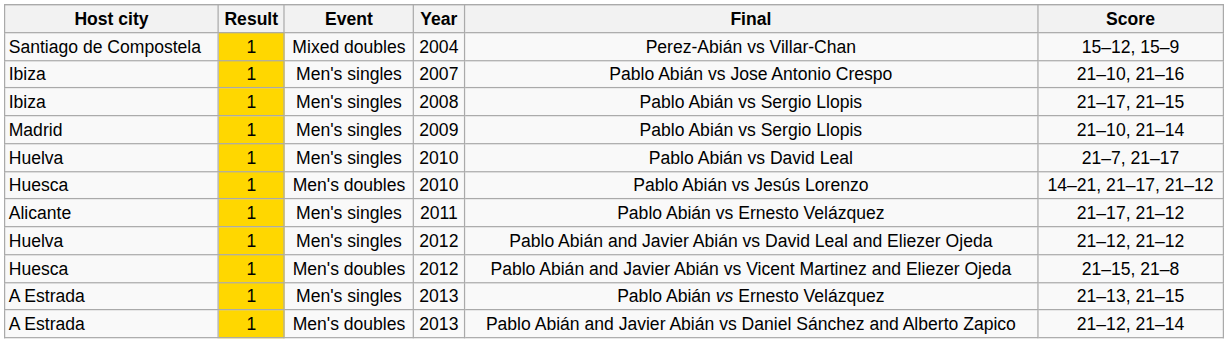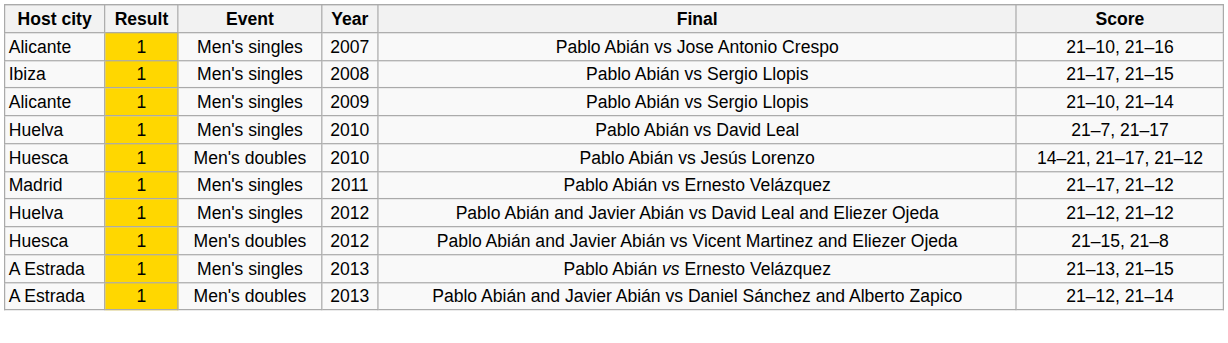- row: (349, 47)
(27, 74) Ibiza -> (40, 47) Alicante
(36, 130) Madrid -> (40, 102) Alicante
(40, 213) Alicante -> (36, 185) Madrid
